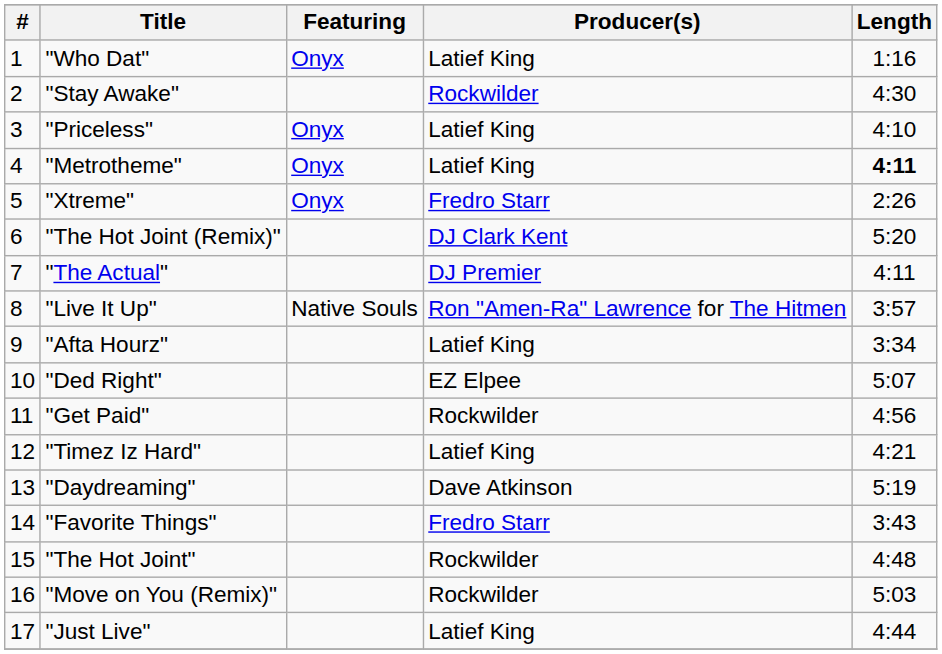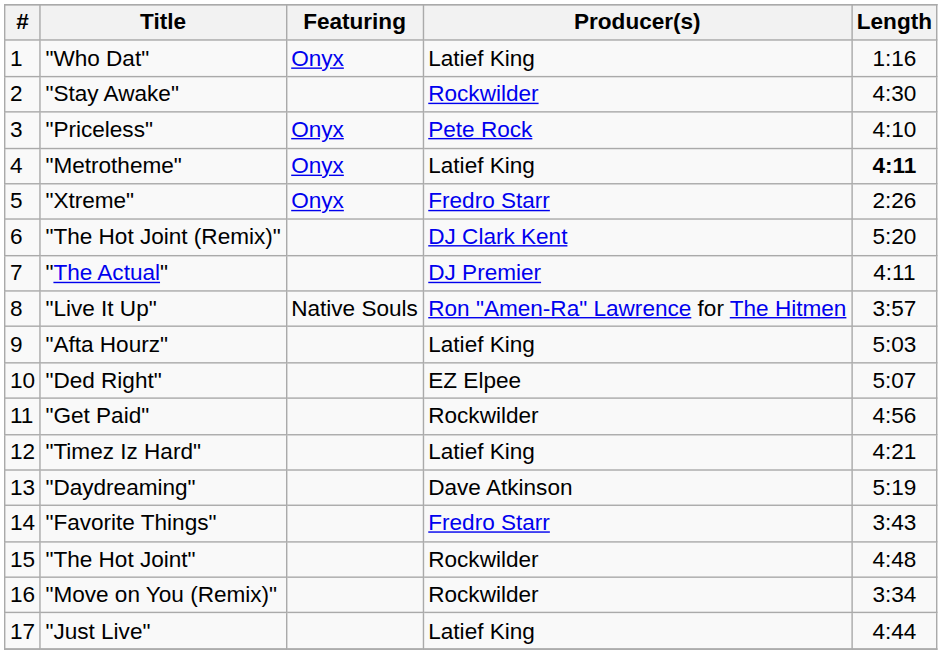(482, 129) Latief King -> (480, 129) Pete Rock
(894, 344) 3:34 -> (894, 344) 5:03
(894, 594) 5:03 -> (894, 594) 3:34
